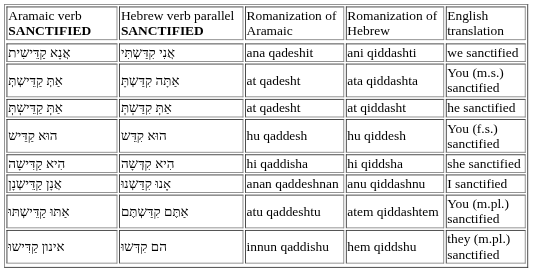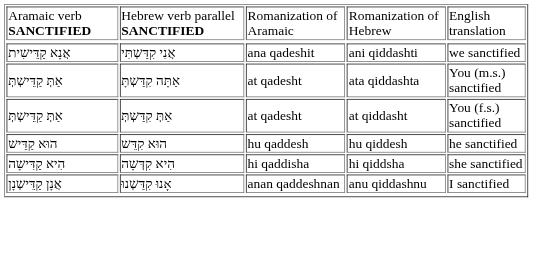(481, 108) he sanctified -> (475, 115) You (f.s.) sanctified
(473, 135) You (f.s.) sanctified -> (483, 143) he sanctified
- row: (155, 211)
- row: (144, 246)
